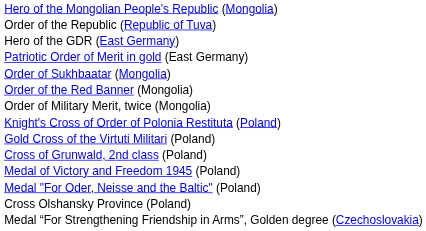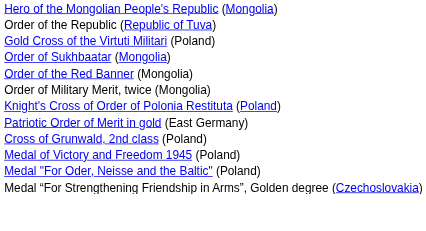- row: (92, 41)
rows swapped: (126, 57) <-> (110, 139)
- row: (98, 204)
